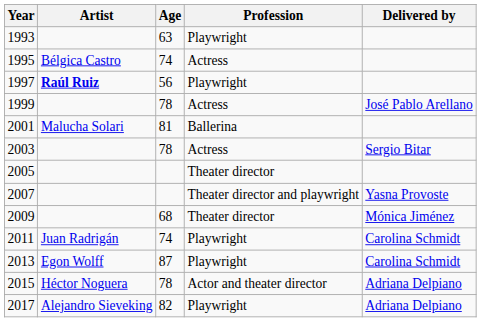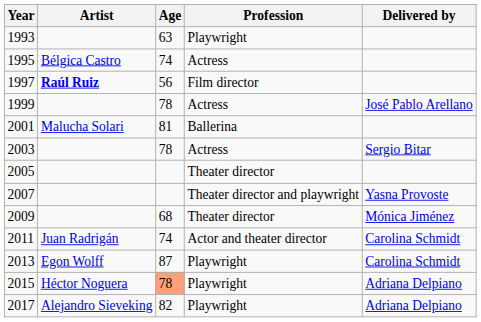(217, 82) Playwright -> (223, 82) Film director
(217, 238) Playwright -> (257, 238) Actor and theater director
(165, 283) no background -> (165, 283) lightsalmon background
(257, 283) Actor and theater director -> (217, 283) Playwright
